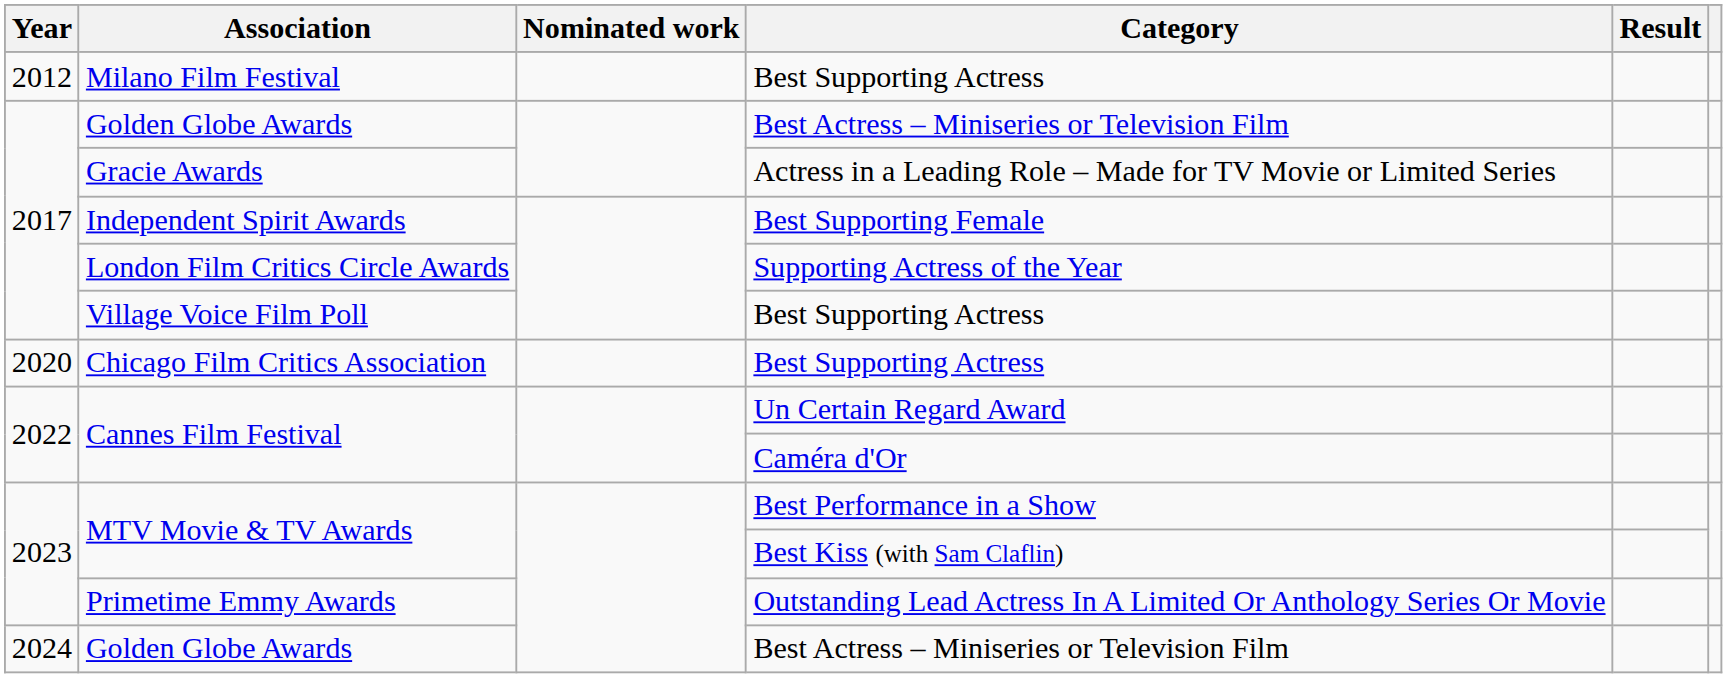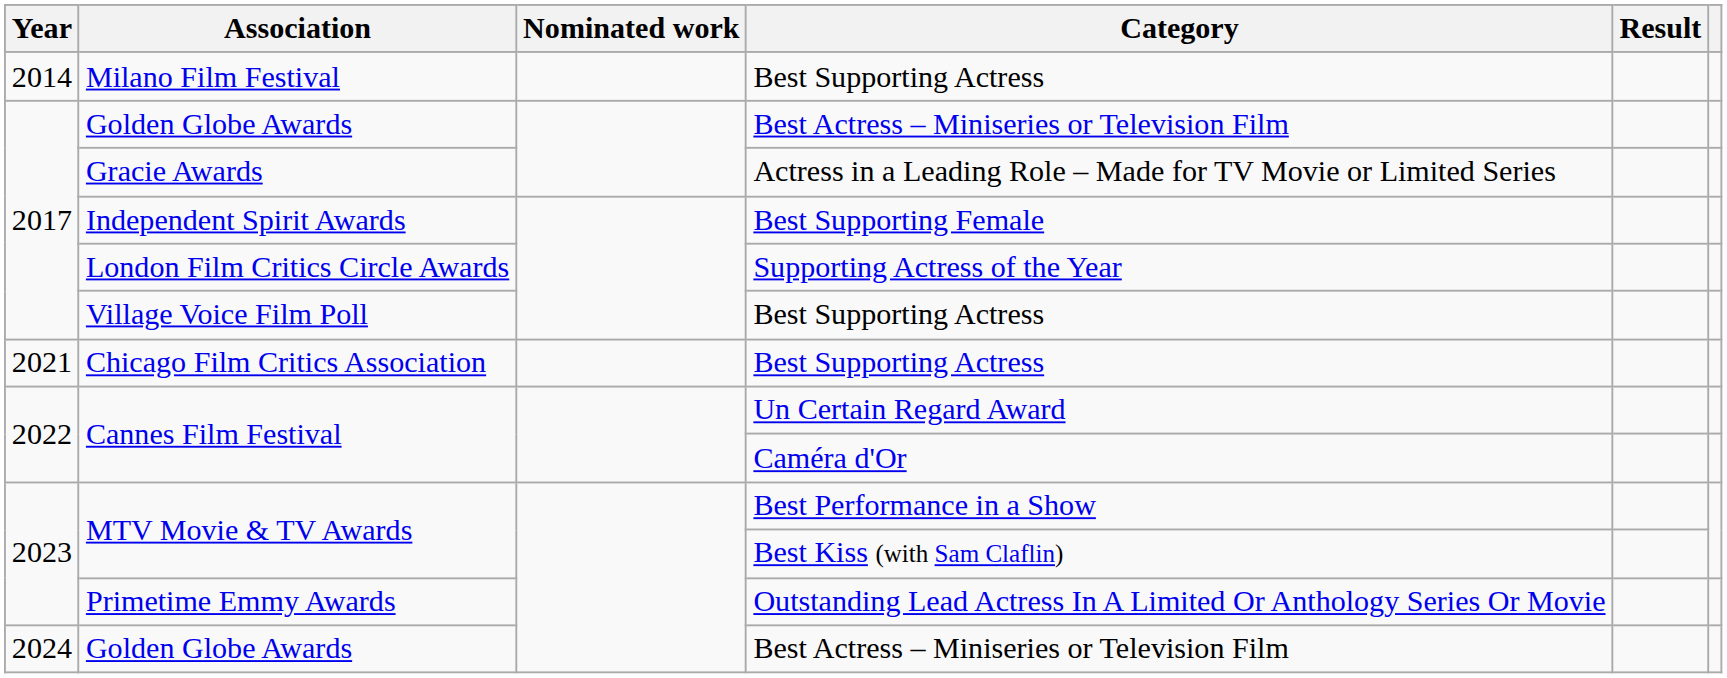(42, 76) 2012 -> (42, 76) 2014
(42, 362) 2020 -> (42, 362) 2021
